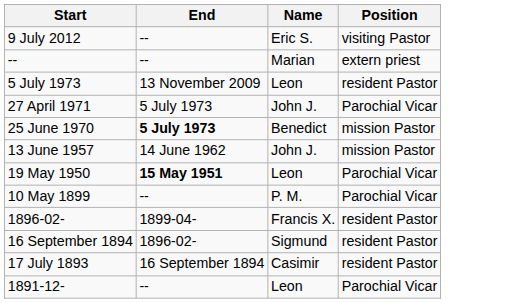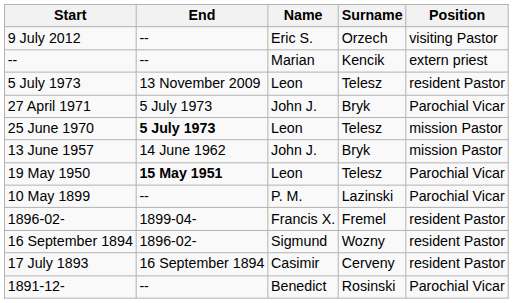+ column: (372, 15)
(299, 128) Benedict -> (287, 128) Leon
(287, 286) Leon -> (299, 286) Benedict
